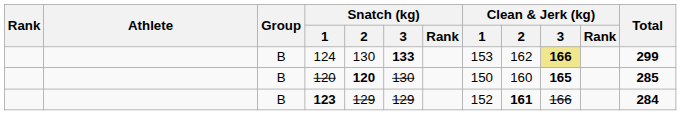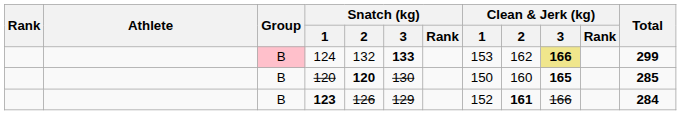(281, 57) no background -> (281, 57) pink background
(364, 57) 130 -> (364, 57) 132
(364, 99) 129 -> (364, 99) 126
